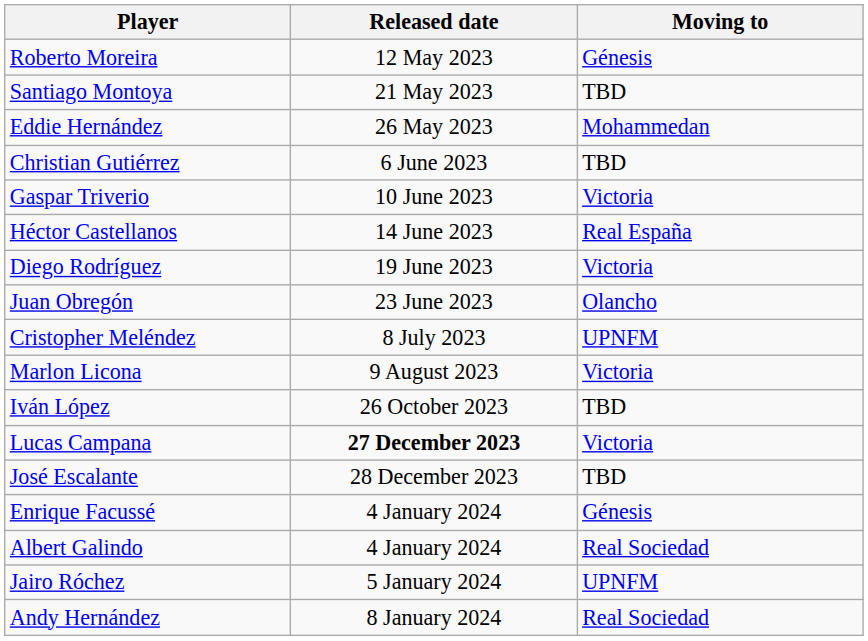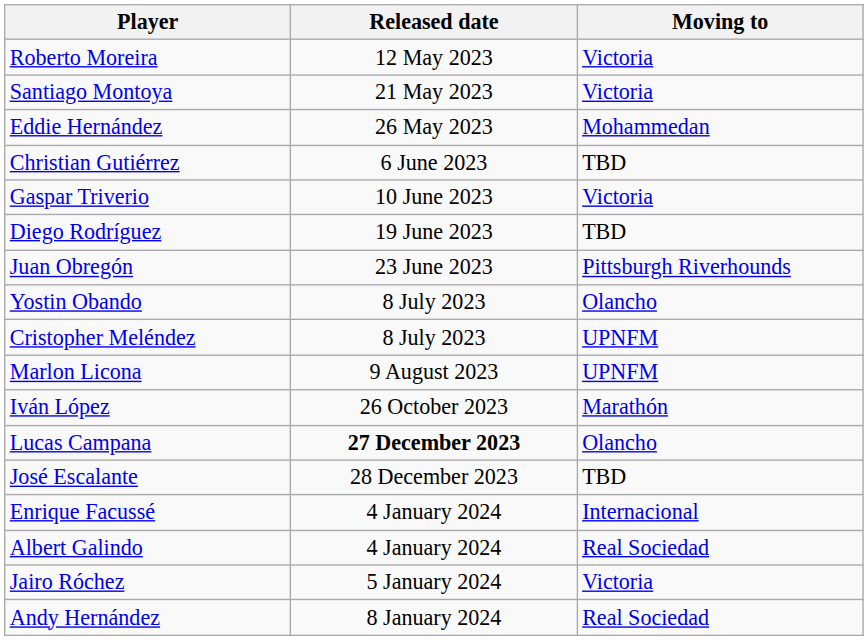(617, 57) Génesis -> (618, 57) Victoria
(604, 92) TBD -> (618, 92) Victoria
- row: (93, 232)
(618, 267) Victoria -> (604, 232) TBD
(620, 302) Olancho -> (687, 267) Pittsburgh Riverhounds
+ row: (76, 302)
(618, 372) Victoria -> (620, 372) UPNFM
(604, 407) TBD -> (625, 407) Marathón
(618, 442) Victoria -> (620, 442) Olancho
(617, 512) Génesis -> (640, 512) Internacional
(620, 582) UPNFM -> (618, 582) Victoria
